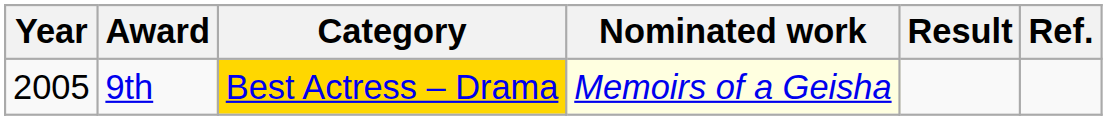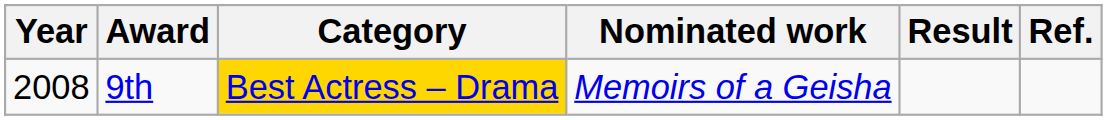(51, 86) 2005 -> (51, 86) 2008
(733, 86) lightyellow background -> (733, 86) no background
